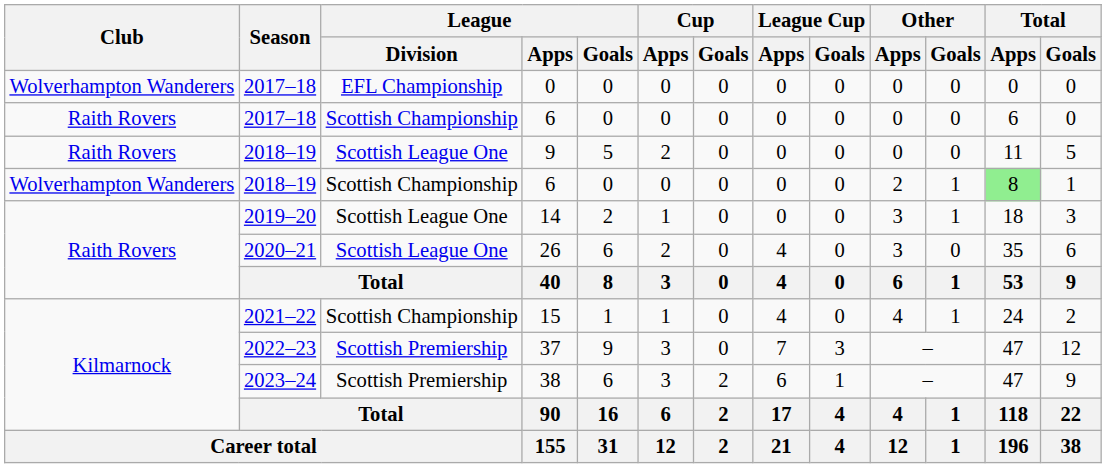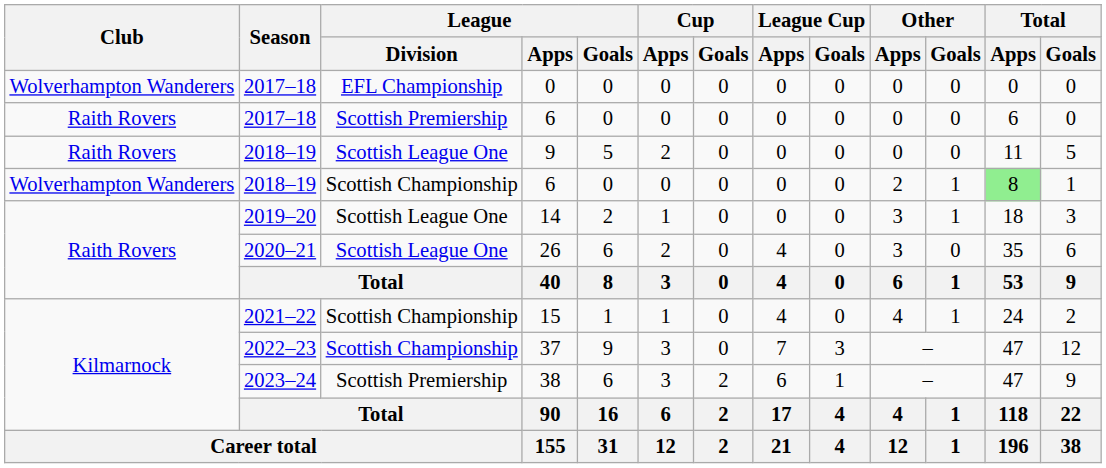(422, 119) Scottish Championship -> (422, 119) Scottish Premiership
(422, 348) Scottish Premiership -> (422, 348) Scottish Championship
